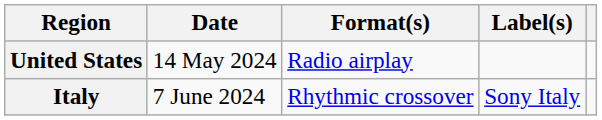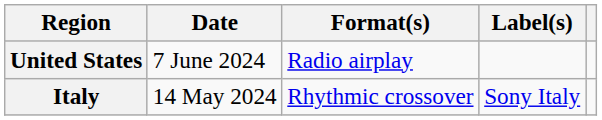(215, 59) 14 May 2024 -> (209, 59) 7 June 2024
(209, 96) 7 June 2024 -> (215, 96) 14 May 2024
